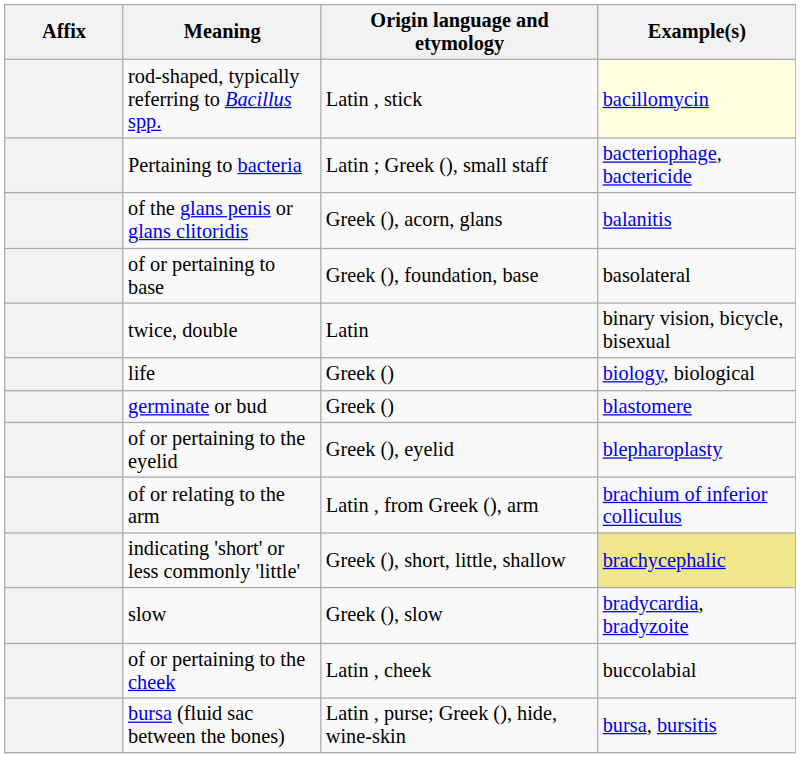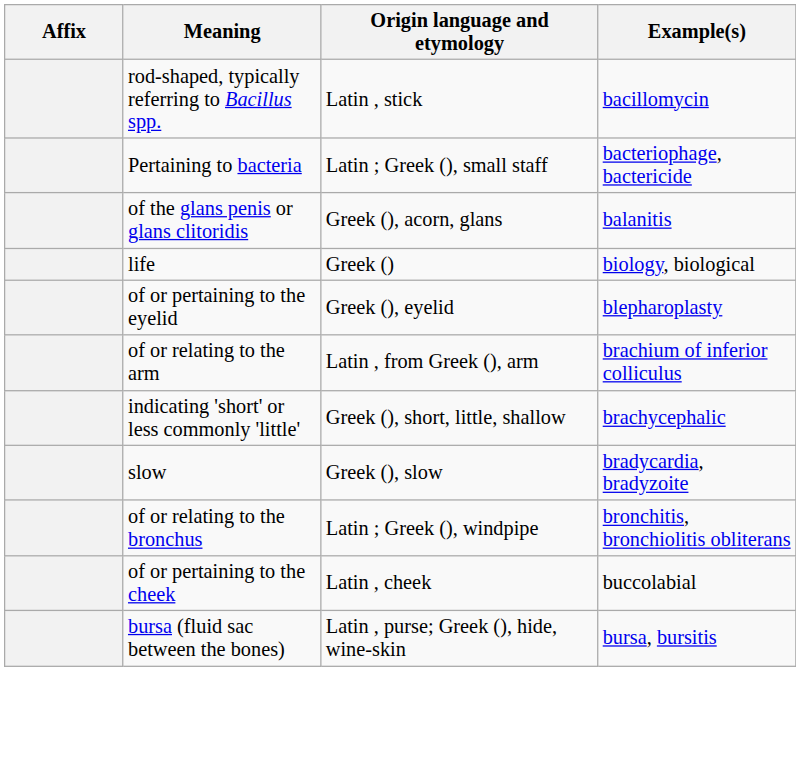(656, 98) lightyellow background -> (656, 98) no background
- row: (202, 275)
- row: (183, 330)
- row: (197, 406)
(664, 560) khaki background -> (664, 417) no background
+ row: (206, 527)
